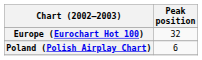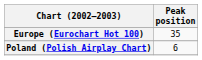(176, 34) 32 -> (176, 34) 35
